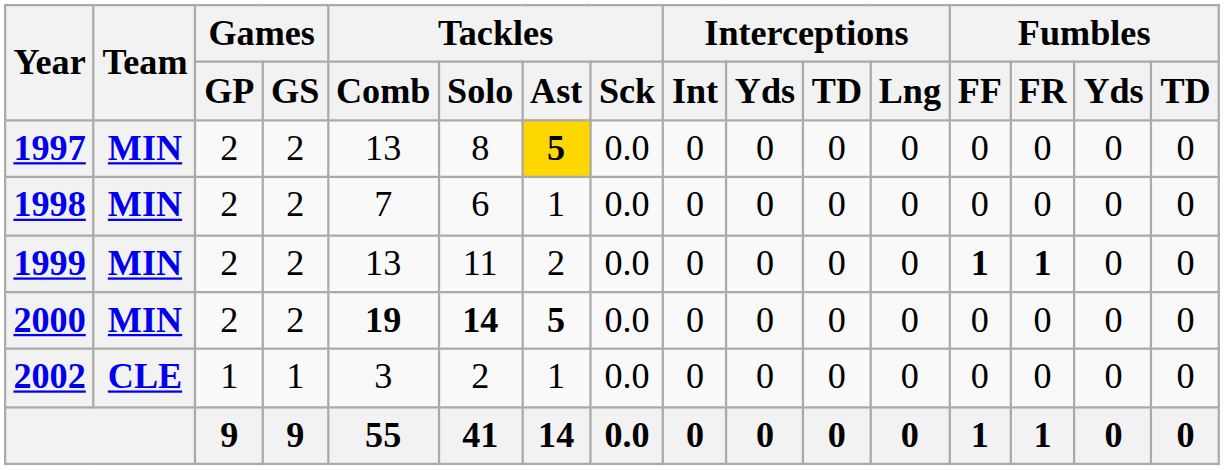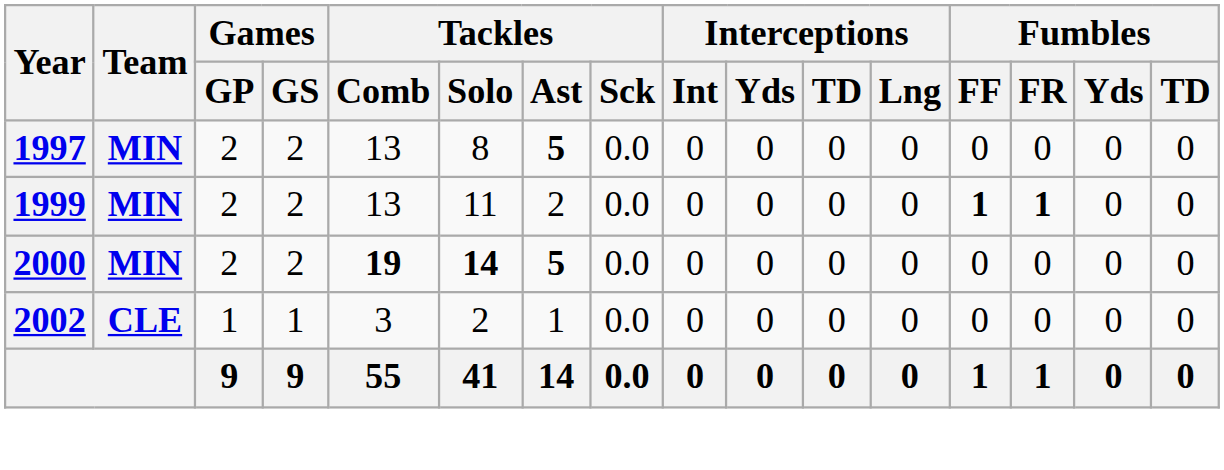(556, 147) gold background -> (556, 147) no background
- row: (50, 205)
